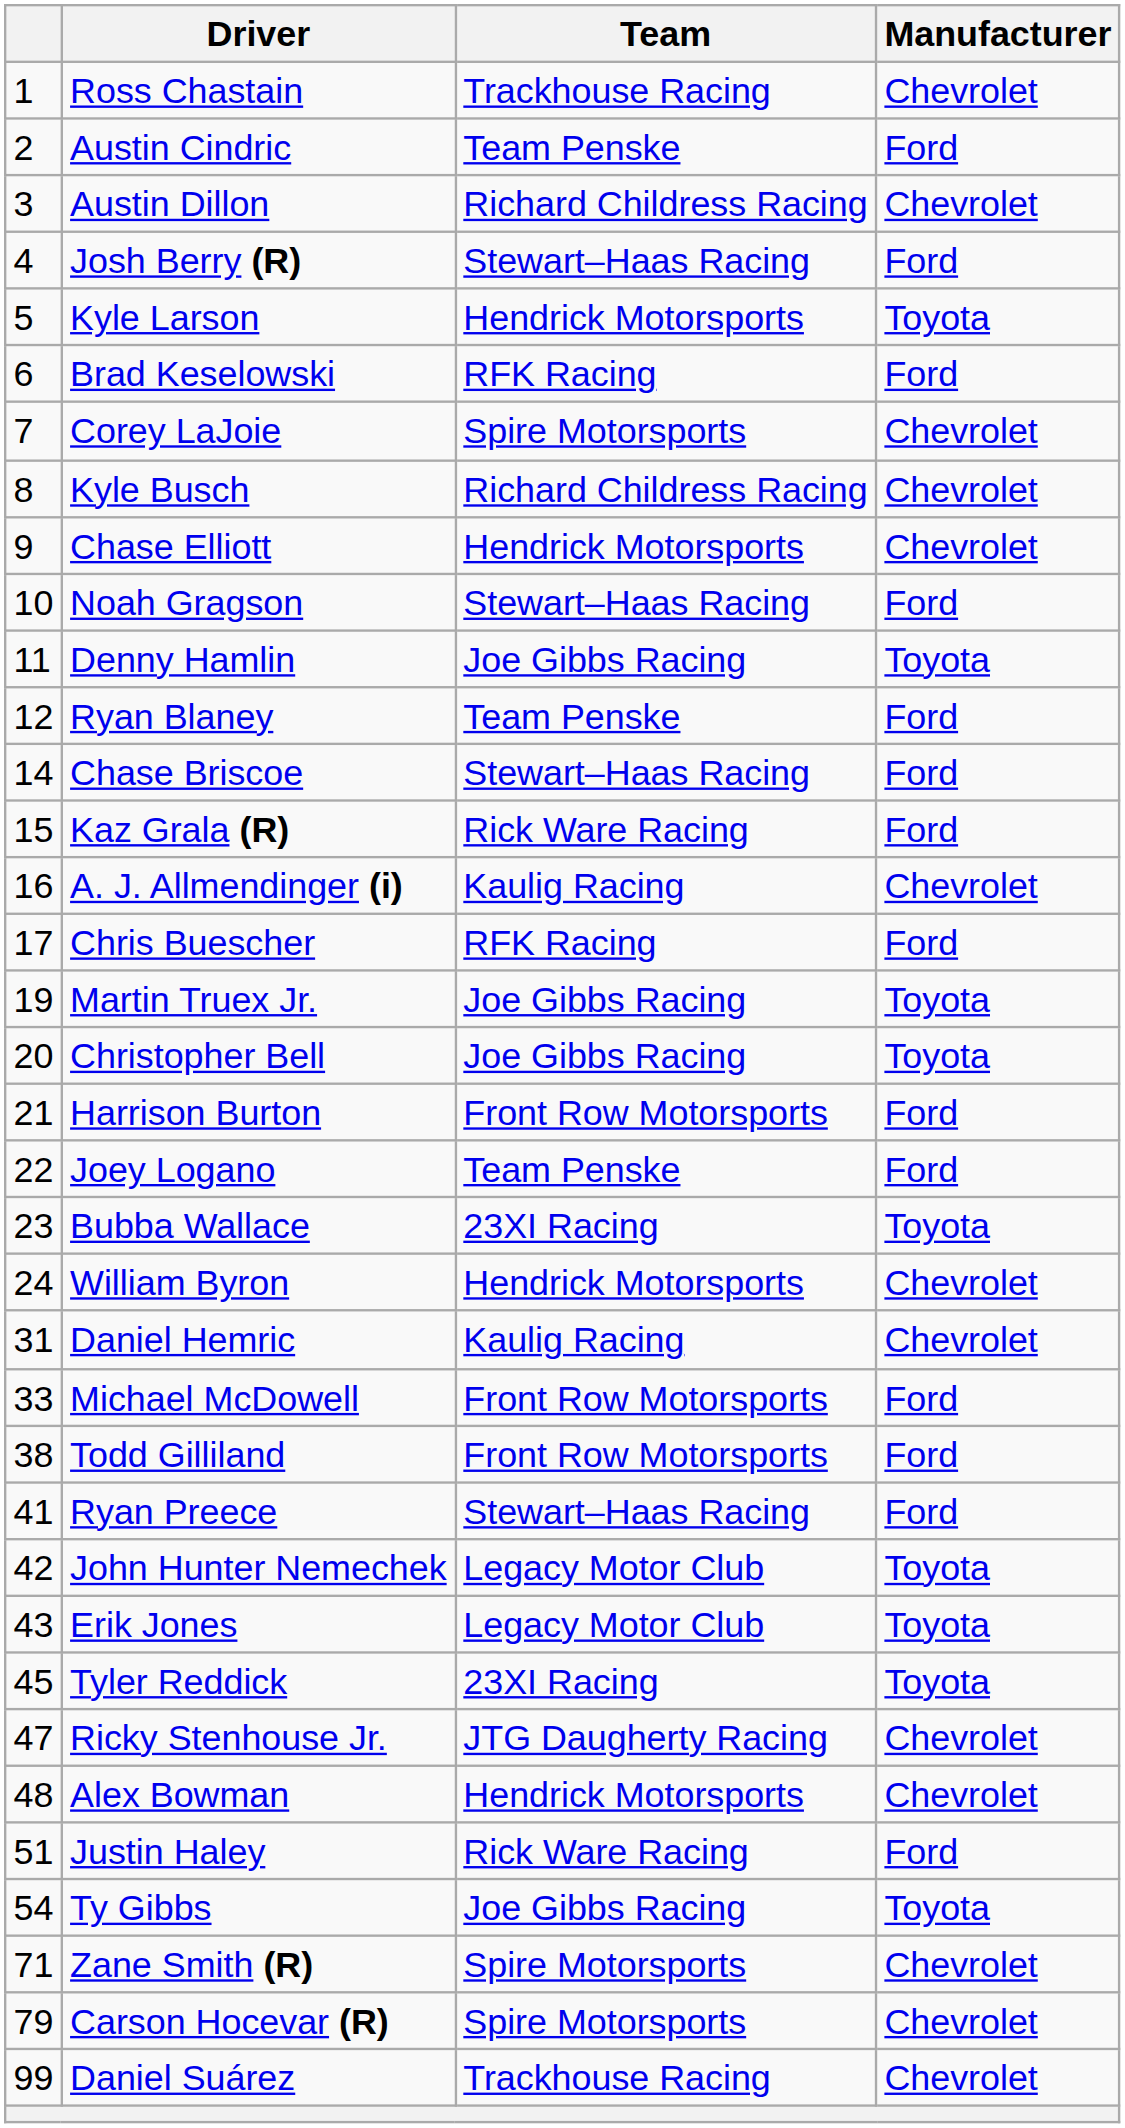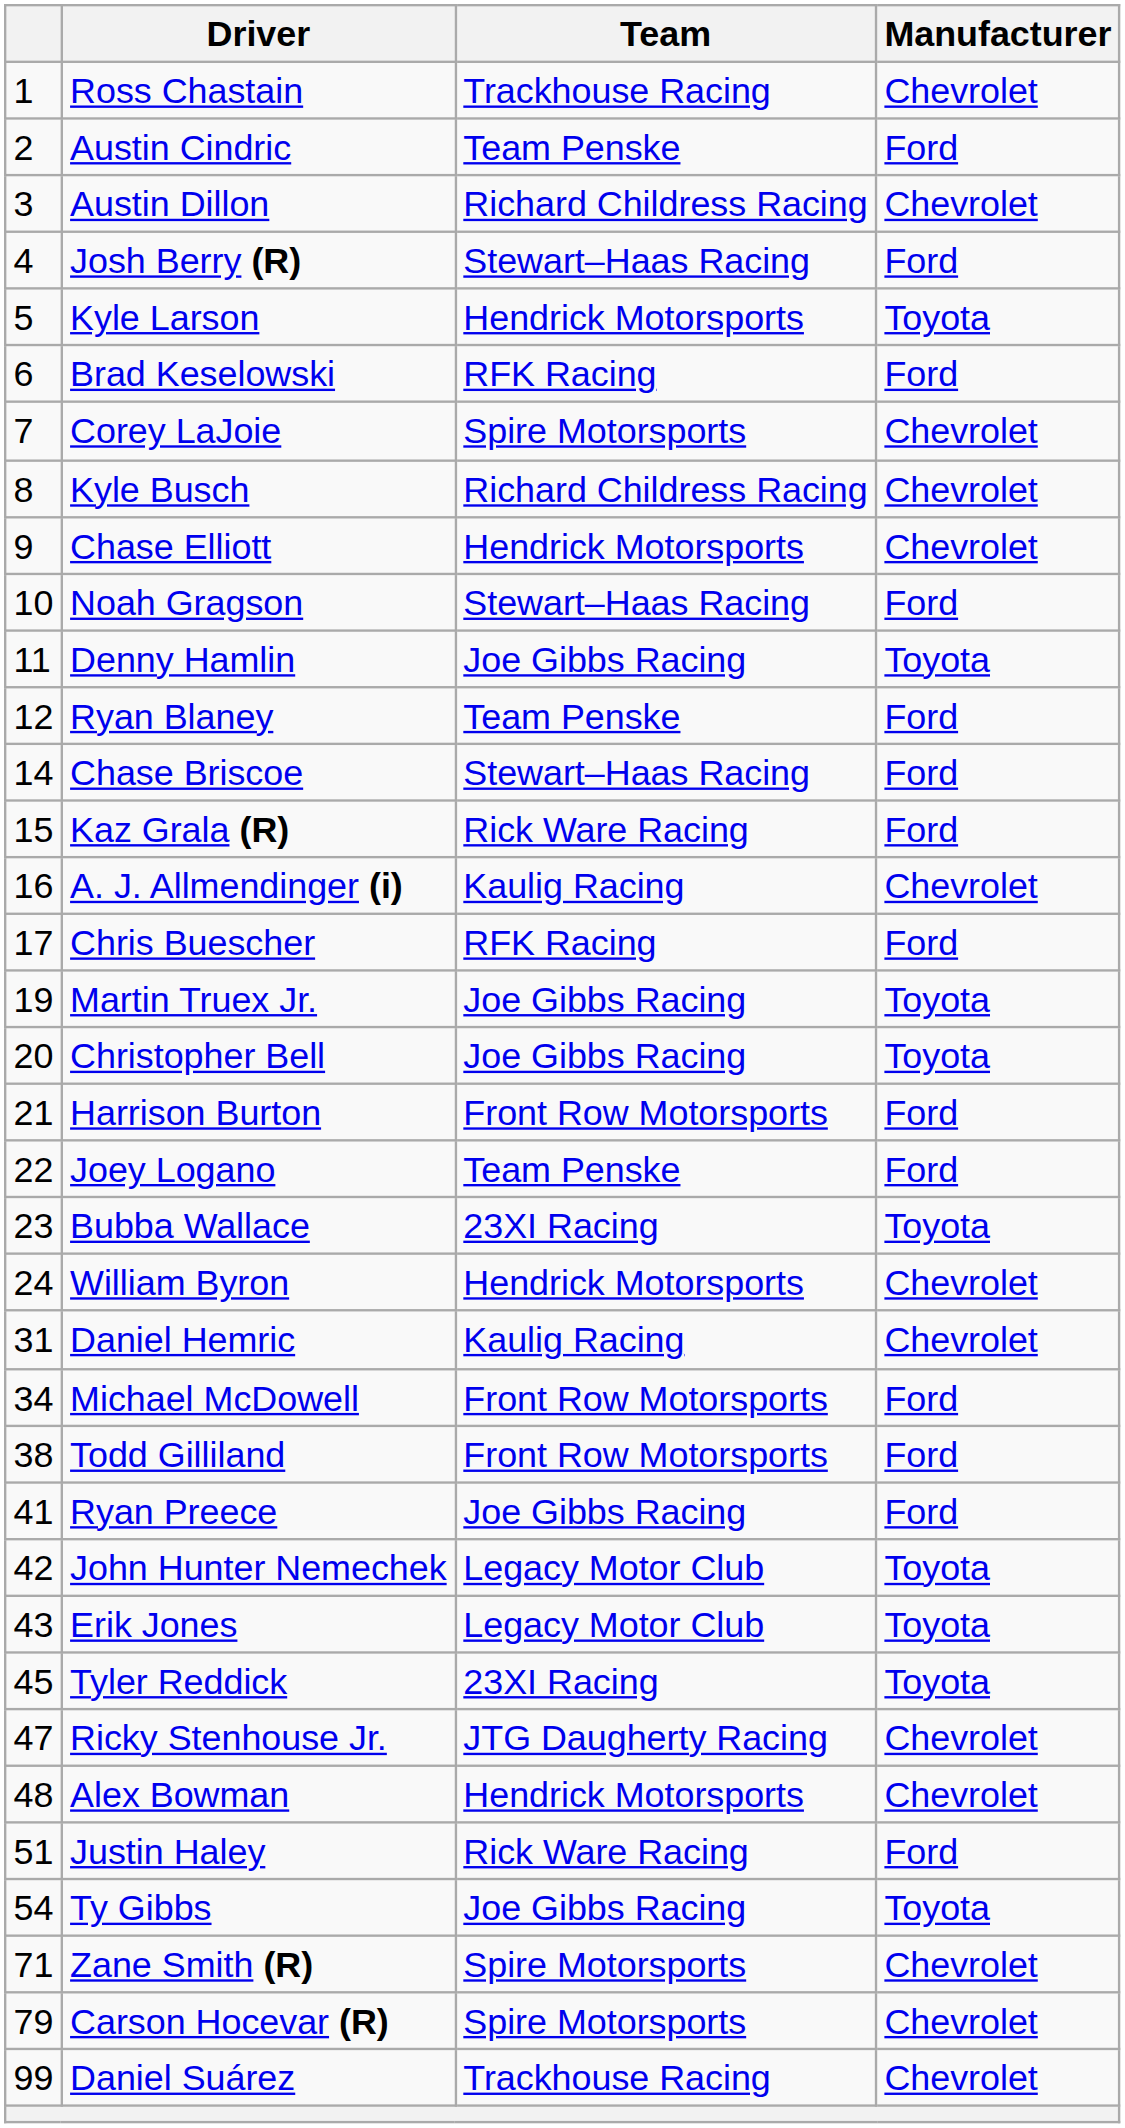(33, 1397) 33 -> (33, 1397) 34
(637, 1510) Stewart–Haas Racing -> (605, 1510) Joe Gibbs Racing
